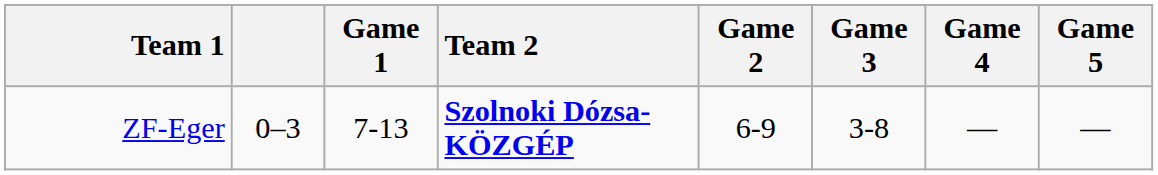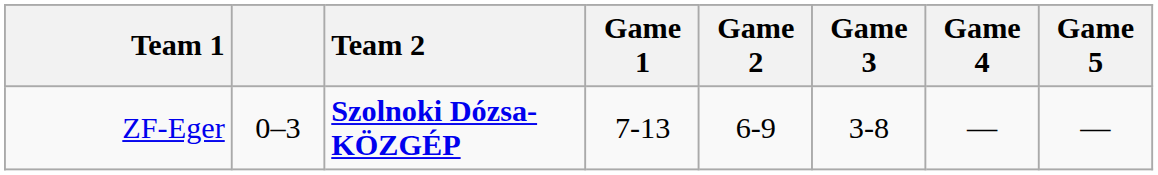columns swapped: (491, 45) <-> (381, 45)
